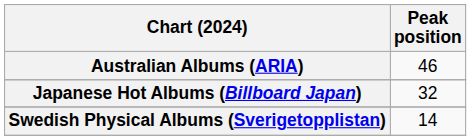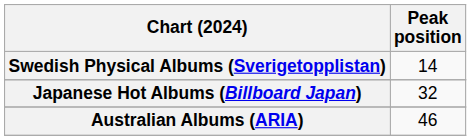rows swapped: (197, 65) <-> (197, 120)
